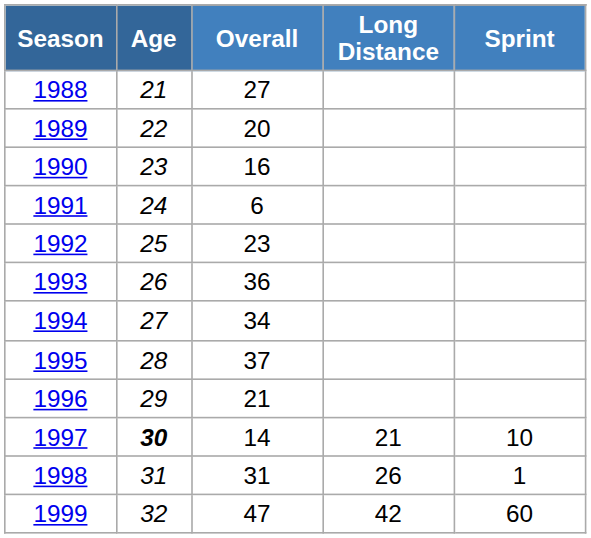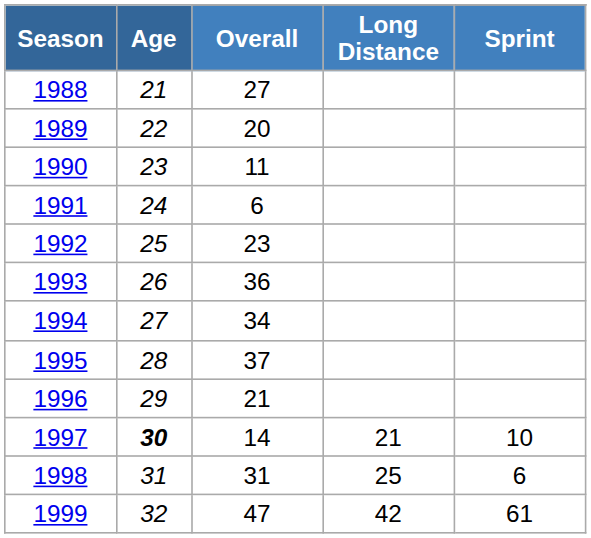(257, 167) 16 -> (257, 167) 11
(388, 475) 26 -> (388, 475) 25
(520, 475) 1 -> (520, 475) 6
(520, 513) 60 -> (520, 513) 61
